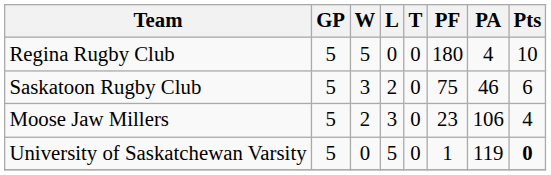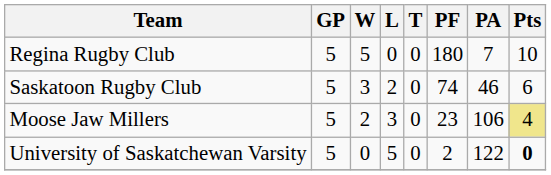(488, 53) 4 -> (488, 53) 7
(448, 86) 75 -> (448, 86) 74
(527, 119) no background -> (527, 119) khaki background
(448, 152) 1 -> (448, 152) 2
(488, 152) 119 -> (488, 152) 122
